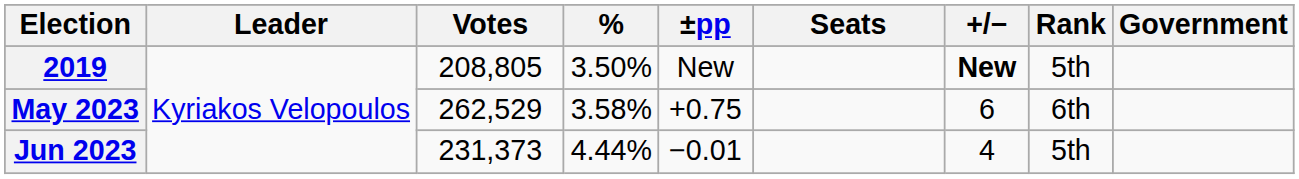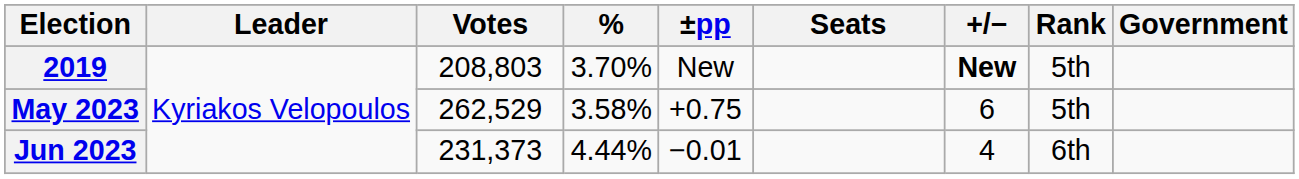(490, 67) 208,805 -> (490, 67) 208,803
(611, 67) 3.50% -> (611, 67) 3.70%
(1071, 109) 6th -> (1071, 109) 5th
(1071, 150) 5th -> (1071, 150) 6th
